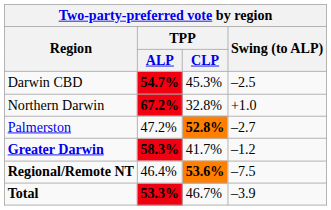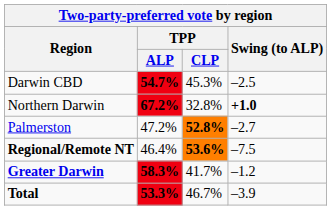(244, 104) normal -> (244, 104) bold
rows swapped: (56, 149) <-> (71, 171)
